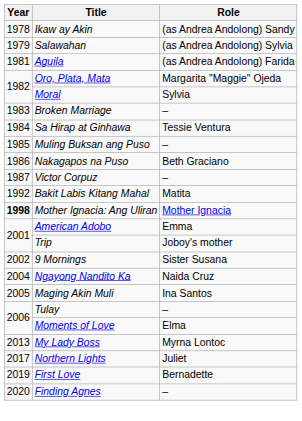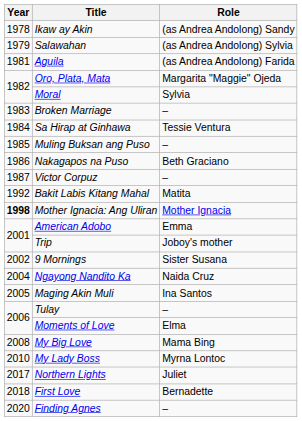+ row: (63, 342)
(18, 342) 2013 -> (18, 359) 2010
(18, 375) 2019 -> (18, 392) 2018
